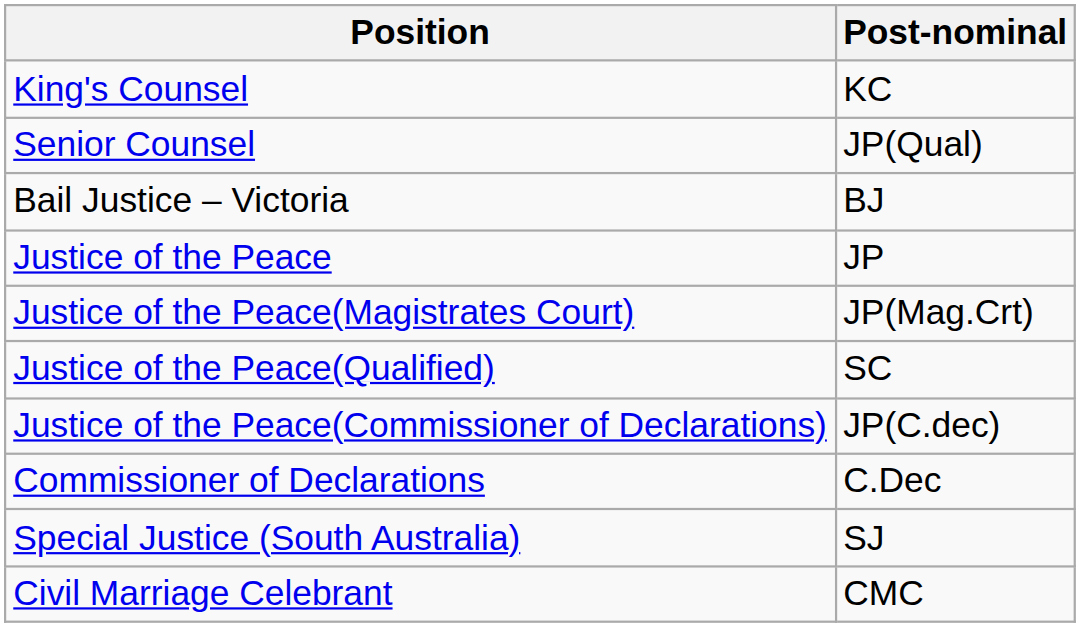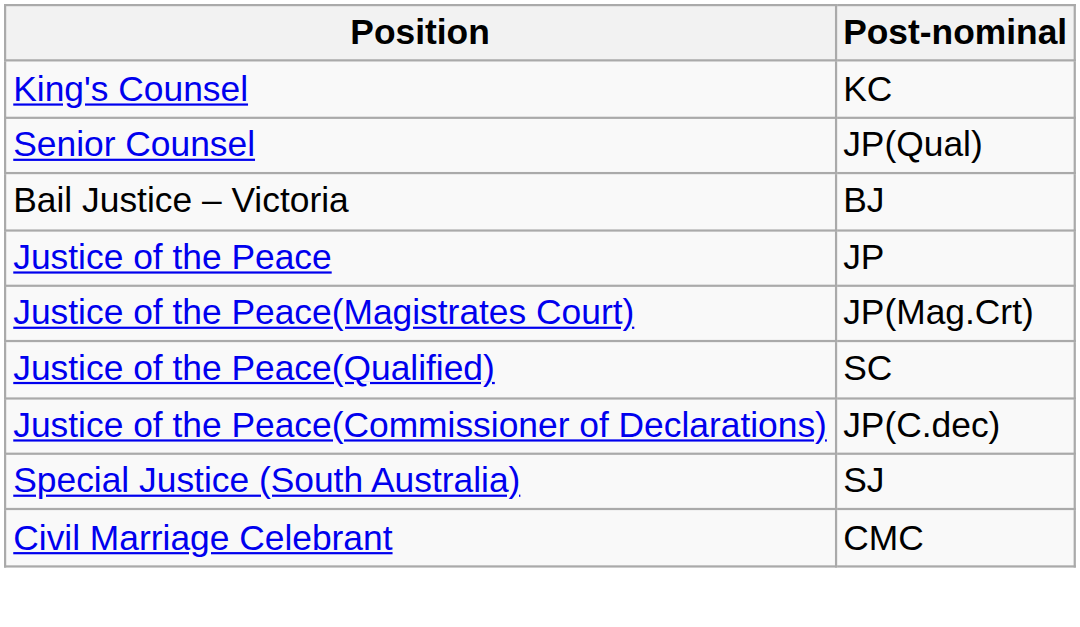- row: (249, 481)
